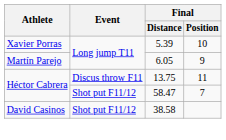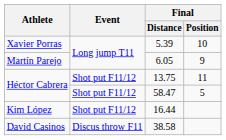(107, 77) Discus throw F11 -> (104, 77) Shot put F11/12
(202, 94) 7 -> (202, 94) 5
+ row: (164, 110)
(104, 110) Shot put F11/12 -> (107, 126) Discus throw F11
